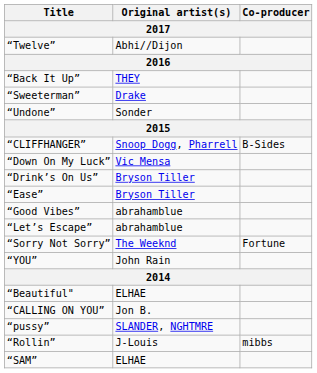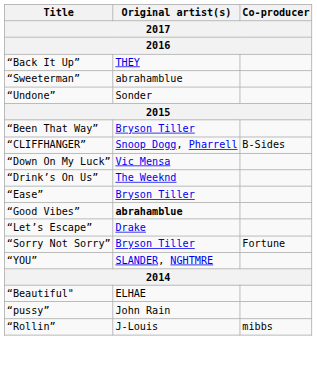- row: (31, 46)
(131, 95) Drake -> (149, 79) abrahamblue
+ row: (53, 128)
(155, 178) Bryson Tiller -> (146, 178) The Weeknd
(149, 211) normal -> (149, 211) bold
(149, 227) abrahamblue -> (131, 227) Drake
(146, 244) The Weeknd -> (155, 244) Bryson Tiller
(143, 261) John Rain -> (164, 261) SLANDER, NGHTMRE
- row: (56, 310)
(164, 327) SLANDER, NGHTMRE -> (143, 310) John Rain
- row: (22, 360)
